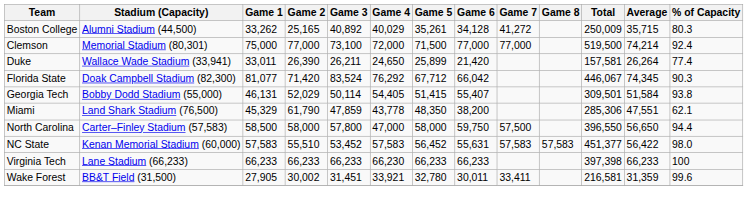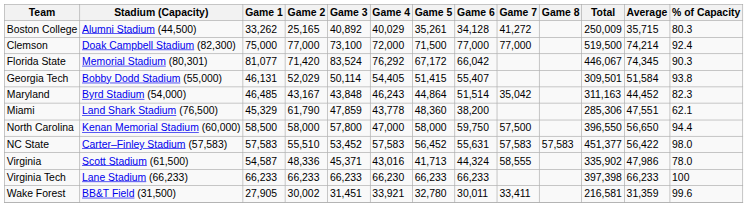(145, 45) Memorial Stadium (80,301) -> (159, 45) Doak Campbell Stadium (82,300)
- row: (19, 62)
(159, 78) Doak Campbell Stadium (82,300) -> (145, 62) Memorial Stadium (80,301)
(431, 78) 67,712 -> (431, 62) 67,172
+ row: (28, 95)
(431, 111) 48,350 -> (431, 111) 48,360
(155, 128) Carter–Finley Stadium (57,583) -> (161, 128) Kenan Memorial Stadium (60,000)
(161, 144) Kenan Memorial Stadium (60,000) -> (155, 144) Carter–Finley Stadium (57,583)
+ row: (24, 161)
